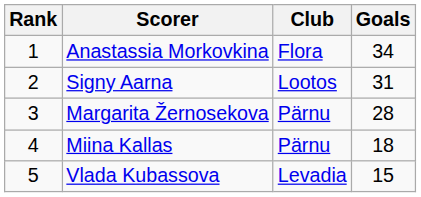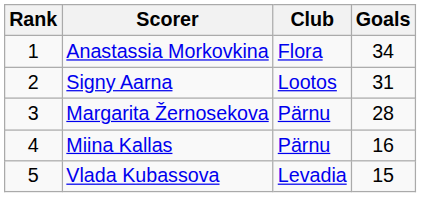(383, 144) 18 -> (383, 144) 16
